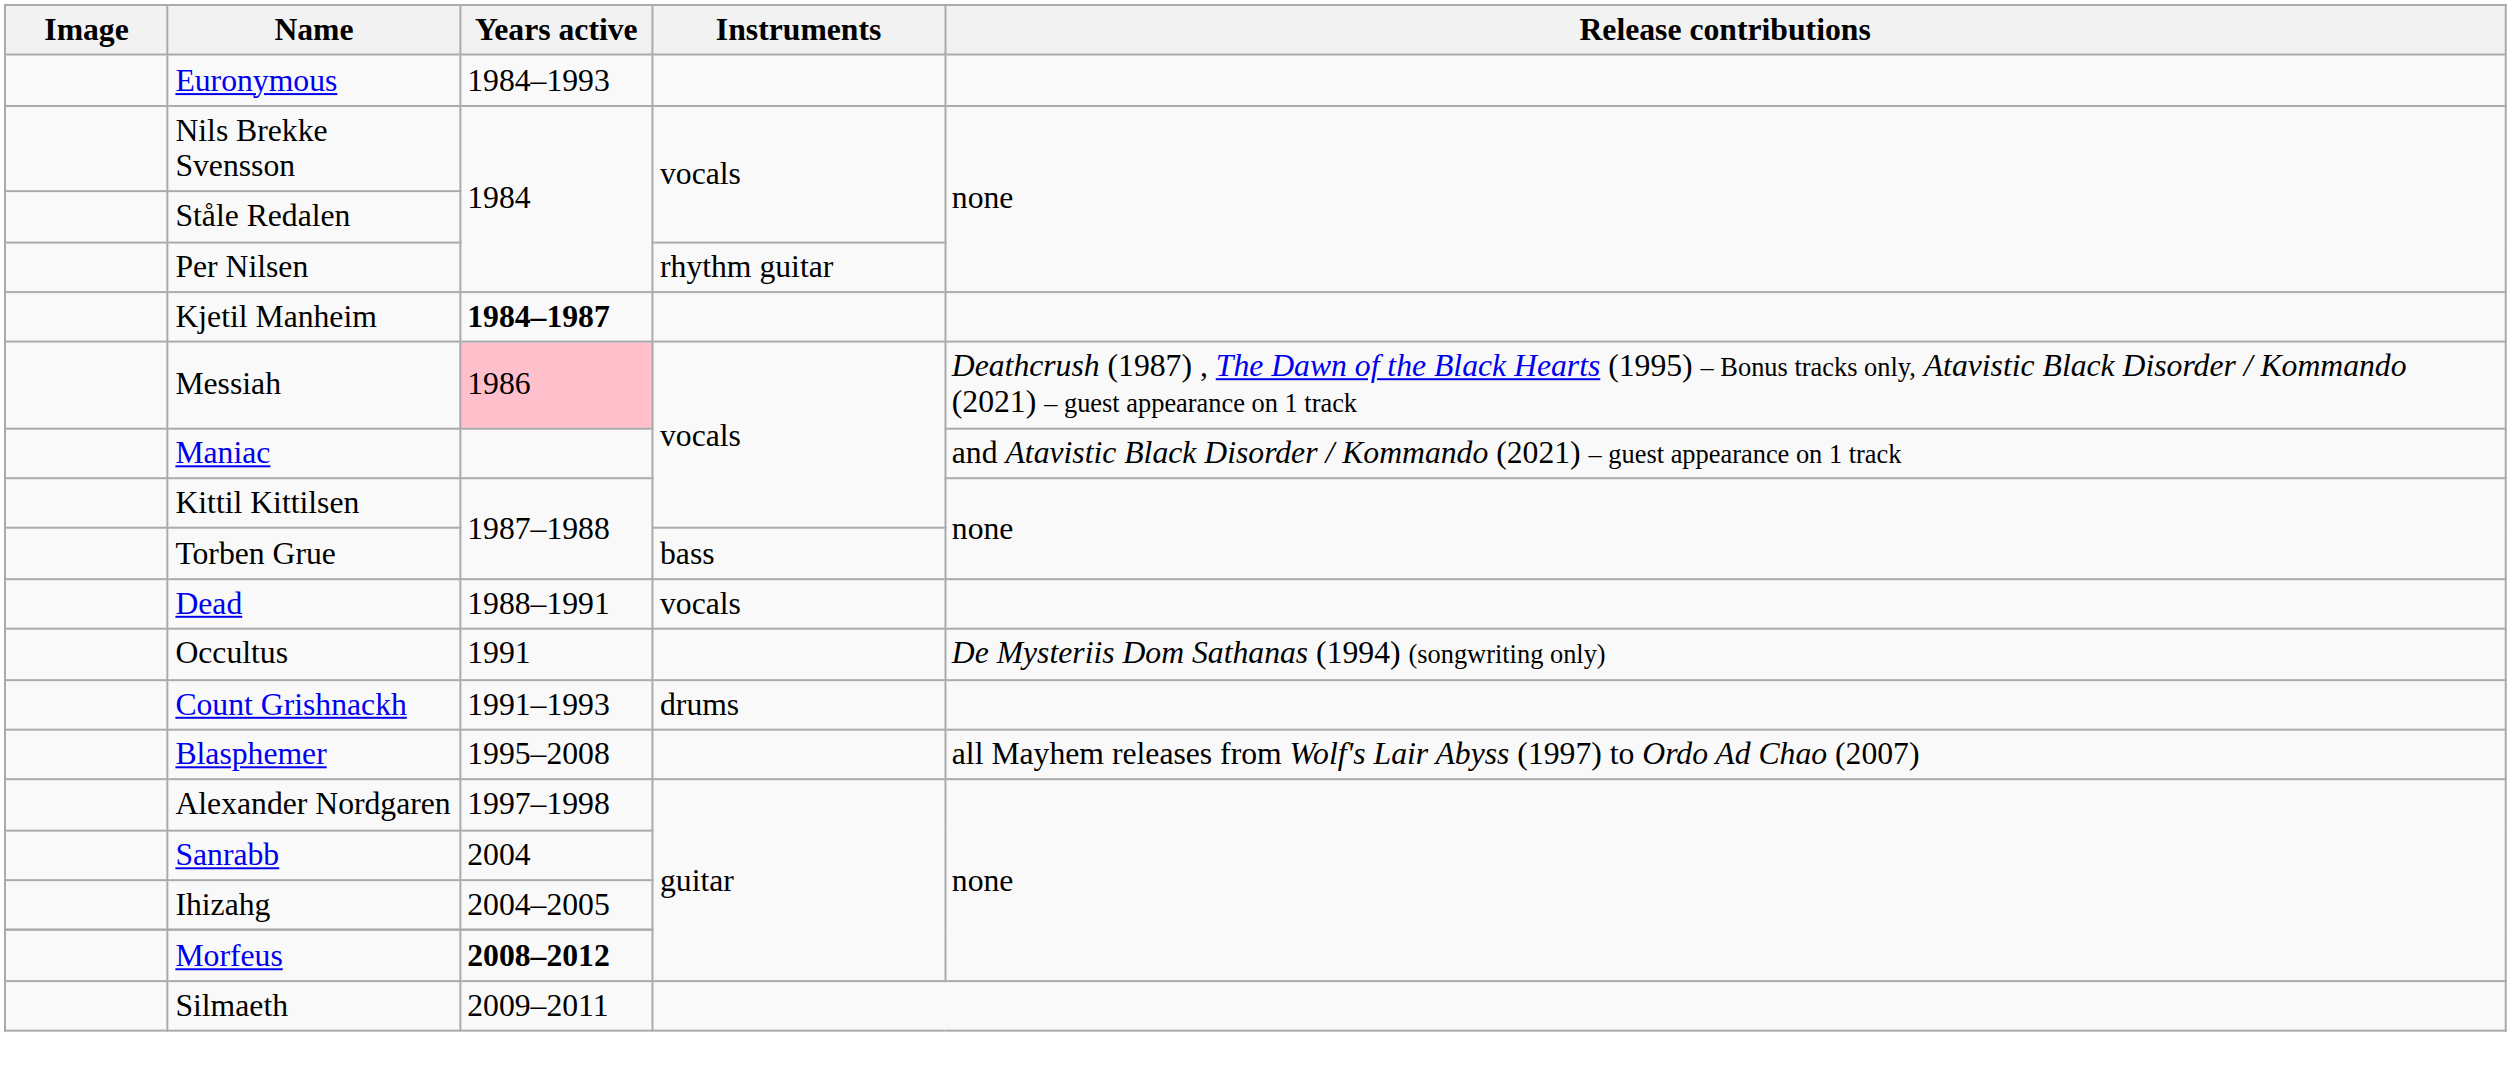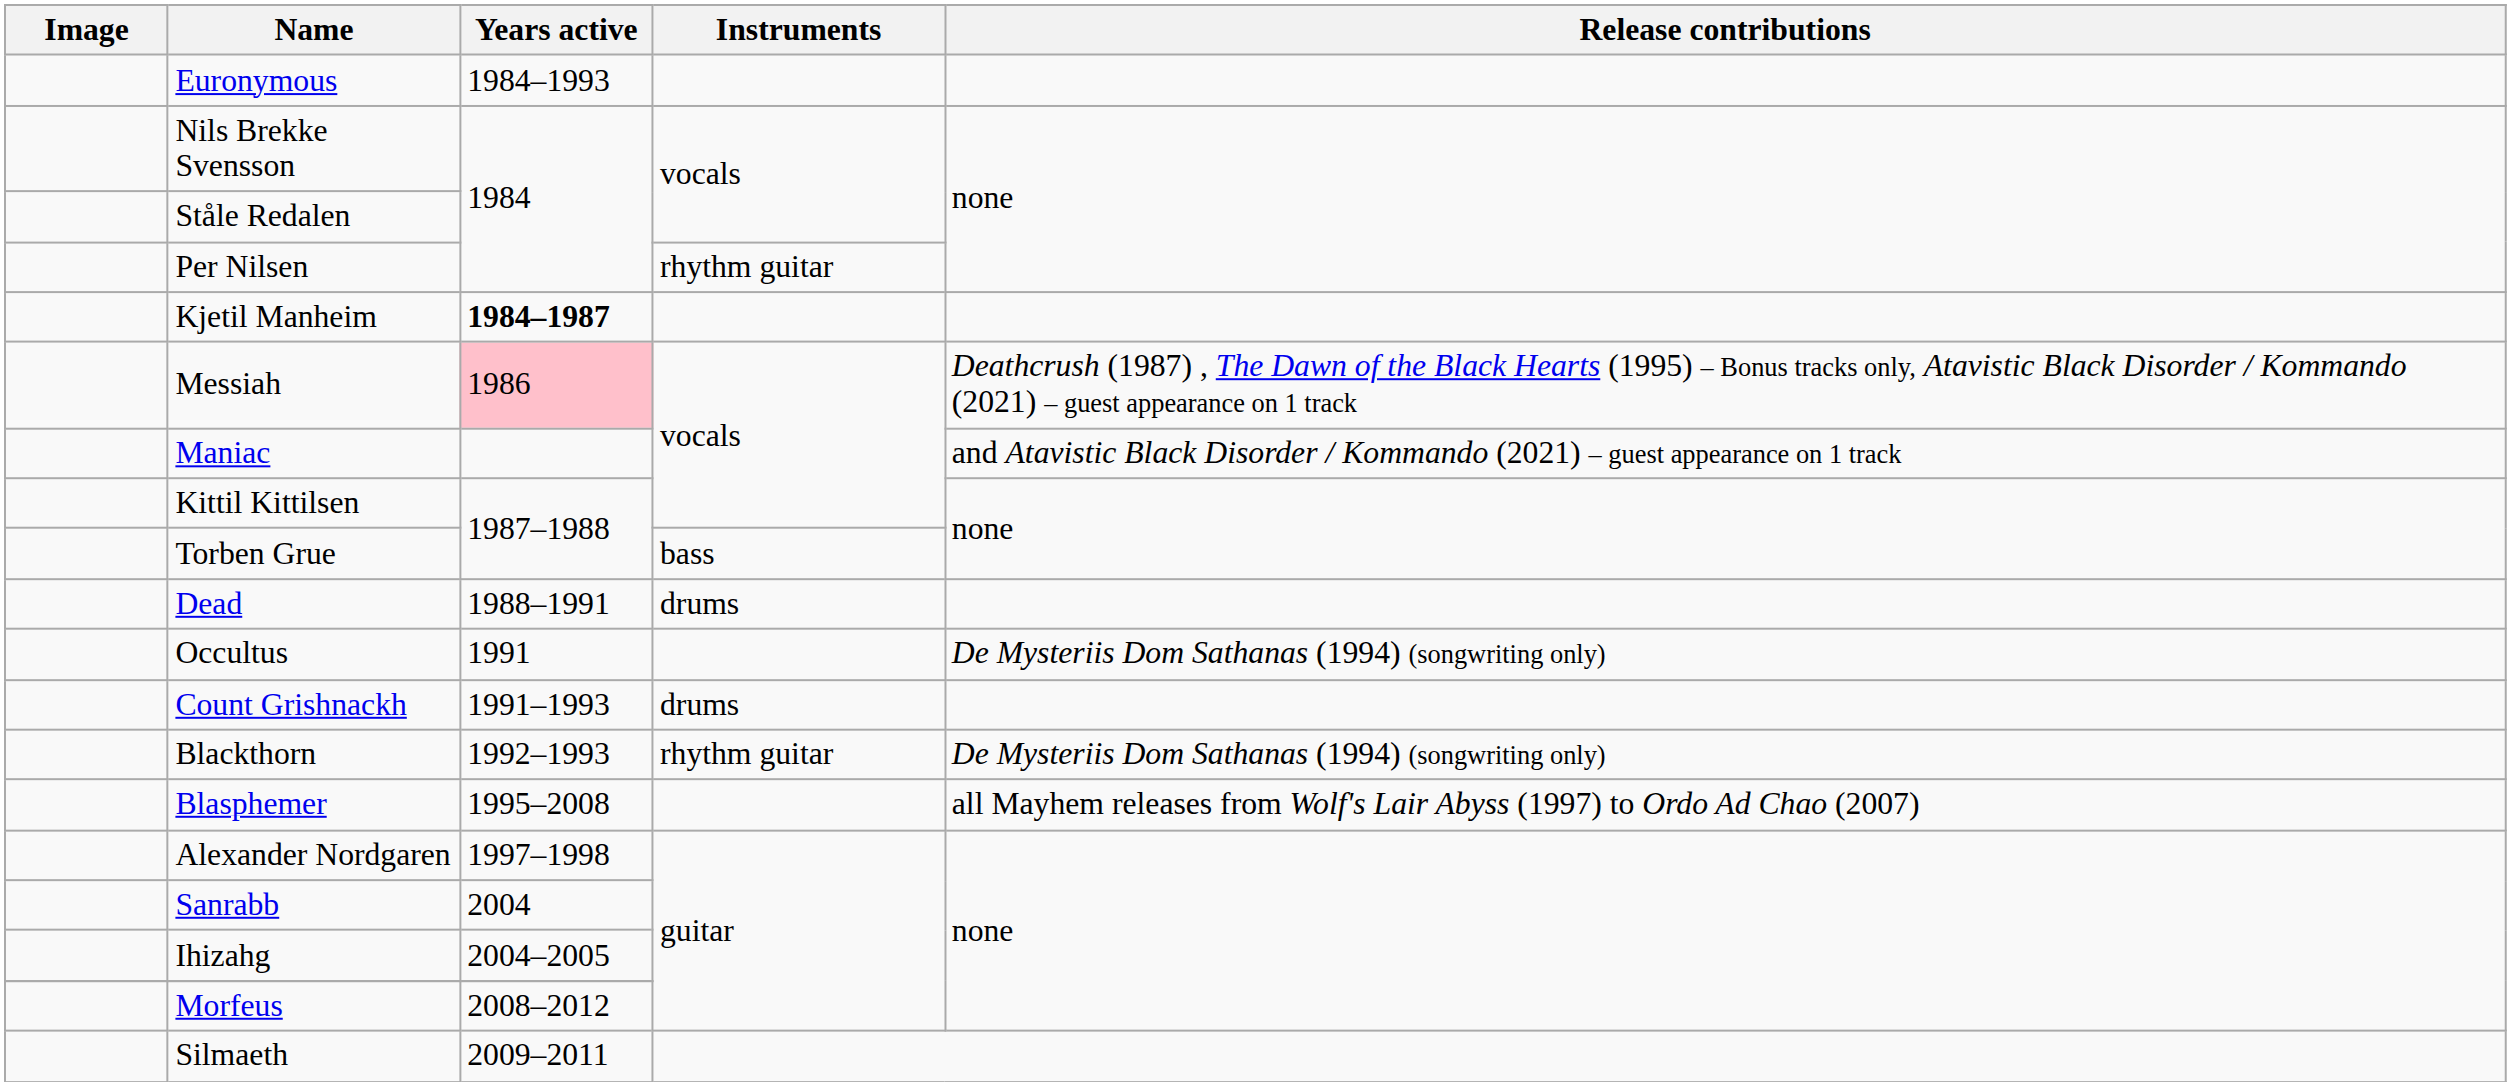(700, 603) vocals -> (700, 603) drums
+ row: (246, 754)
(538, 955) bold -> (538, 1005) normal
